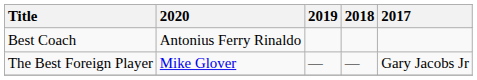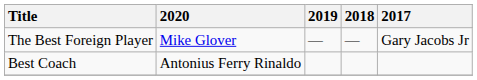rows swapped: (42, 39) <-> (80, 63)
